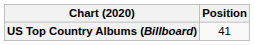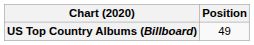(225, 31) 41 -> (225, 31) 49
